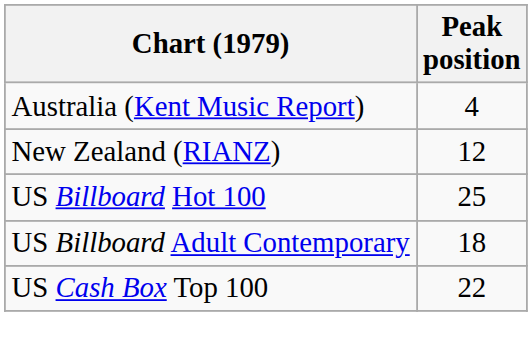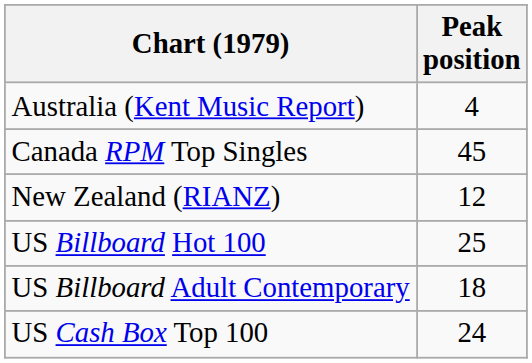+ row: (159, 151)
(472, 288) 22 -> (472, 333) 24
